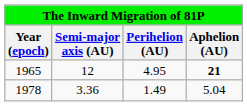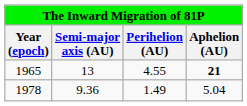(88, 70) 12 -> (88, 70) 13
(155, 70) 4.95 -> (155, 70) 4.55
(88, 90) 3.36 -> (88, 90) 9.36
